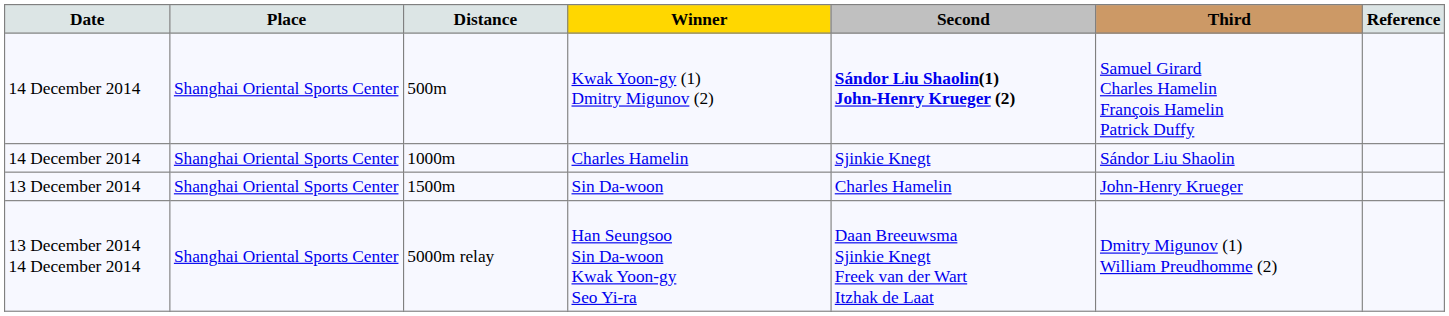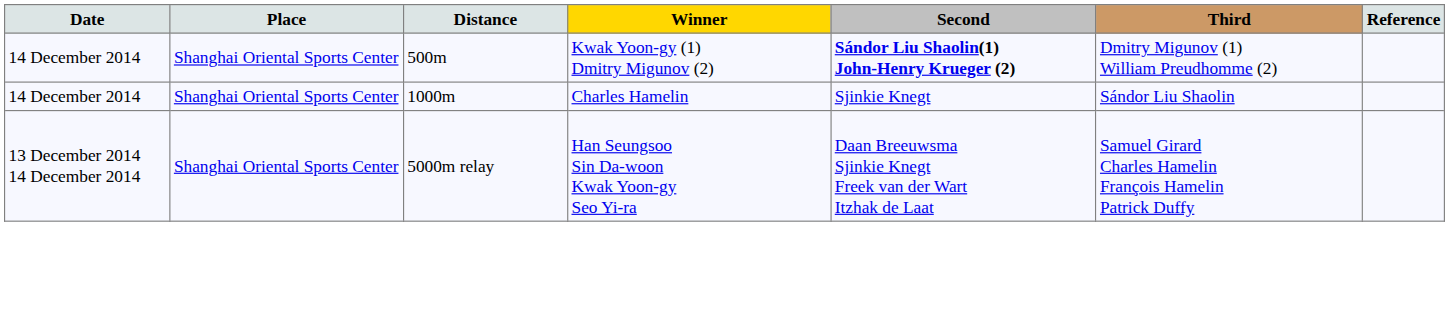(1162, 98) Samuel Girard Charles Hamelin François Hamelin Patrick Duffy -> (1189, 57) Dmitry Migunov (1) William Preudhomme (2)
- row: (617, 186)
(1189, 255) Dmitry Migunov (1) William Preudhomme (2) -> (1162, 176) Samuel Girard Charles Hamelin François Hamelin Patrick Duffy
